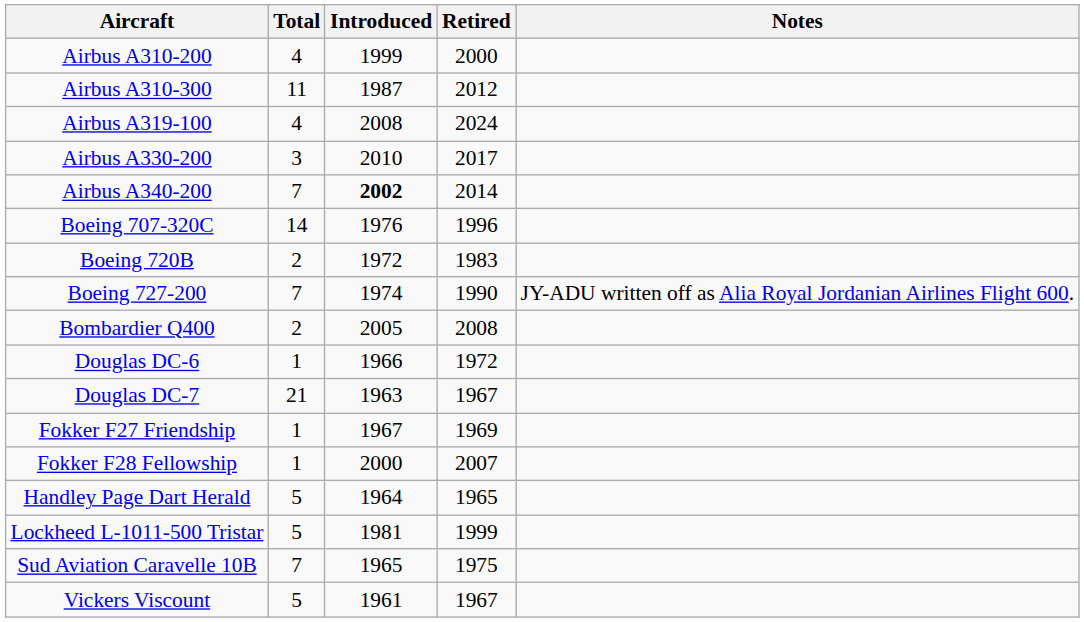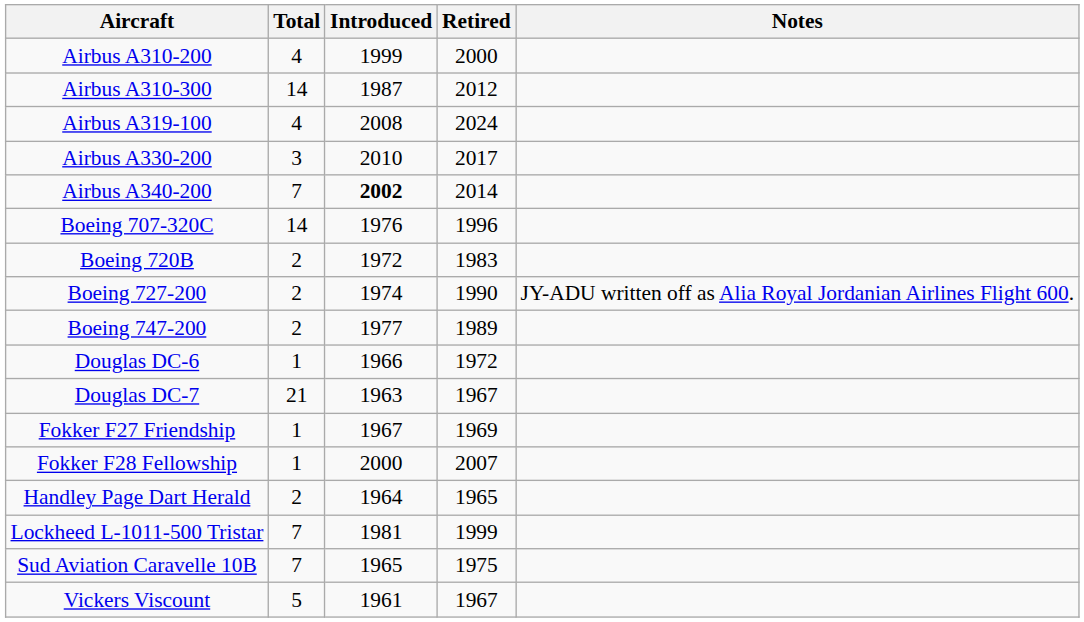(297, 89) 11 -> (297, 89) 14
(297, 293) 7 -> (297, 293) 2
+ row: (137, 327)
- row: (137, 327)
(297, 497) 5 -> (297, 497) 2
(297, 531) 5 -> (297, 531) 7
